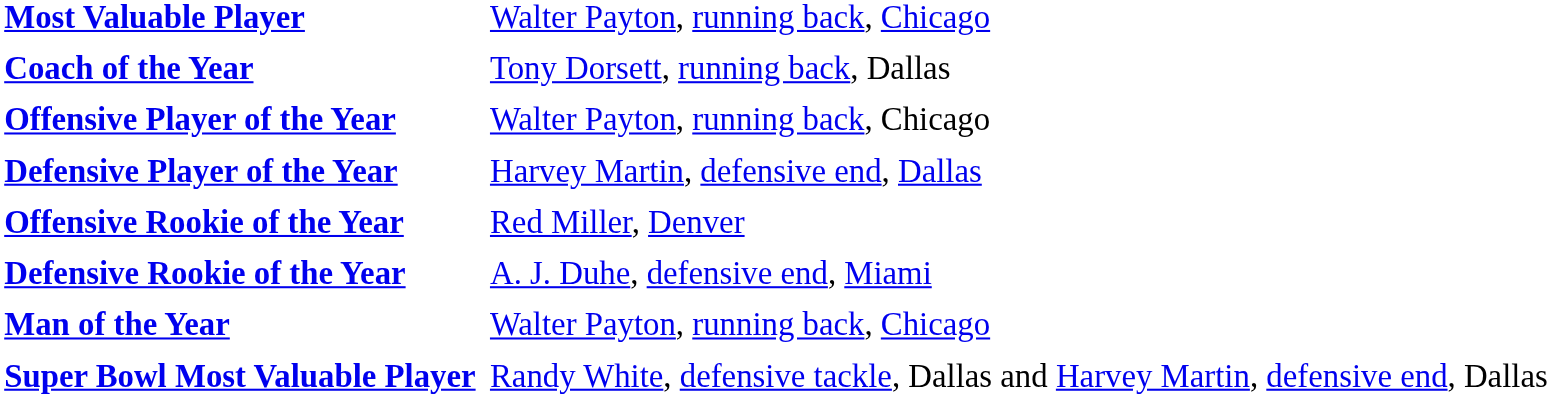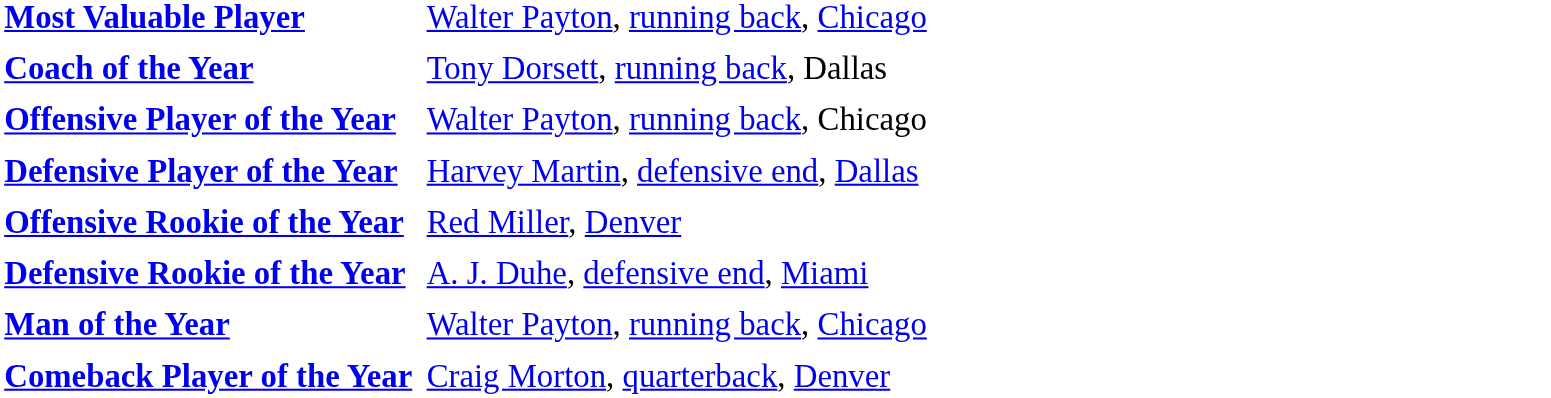+ row: (208, 375)
- row: (240, 375)
